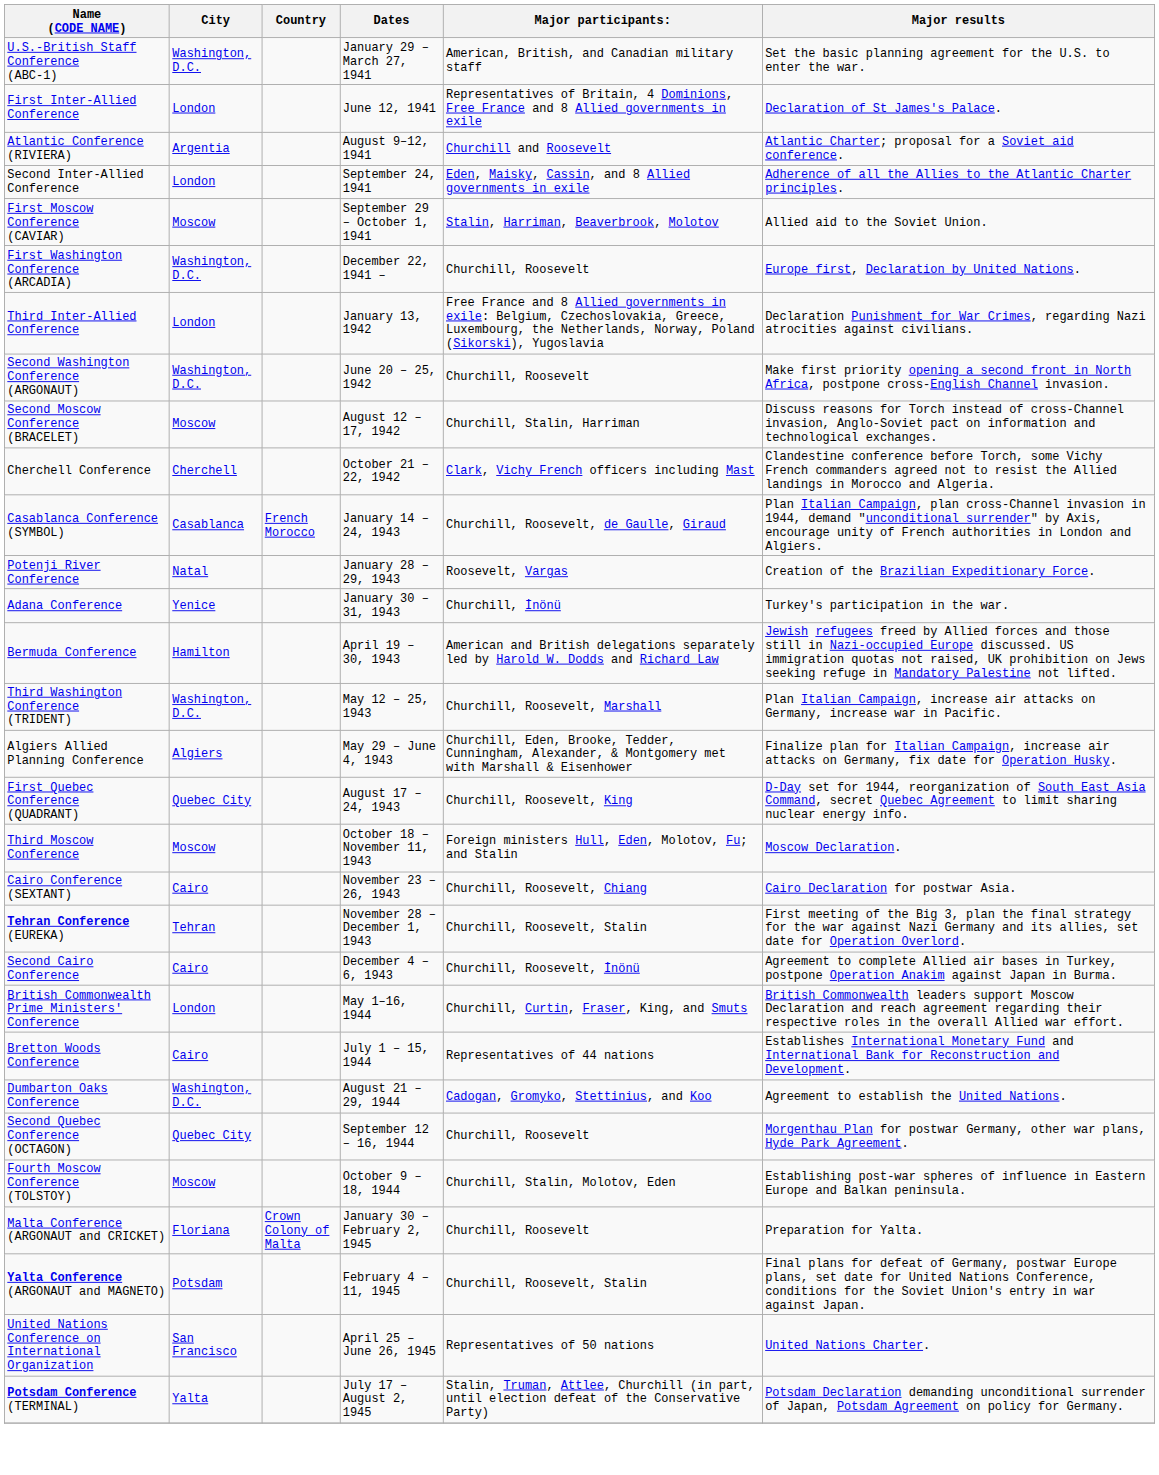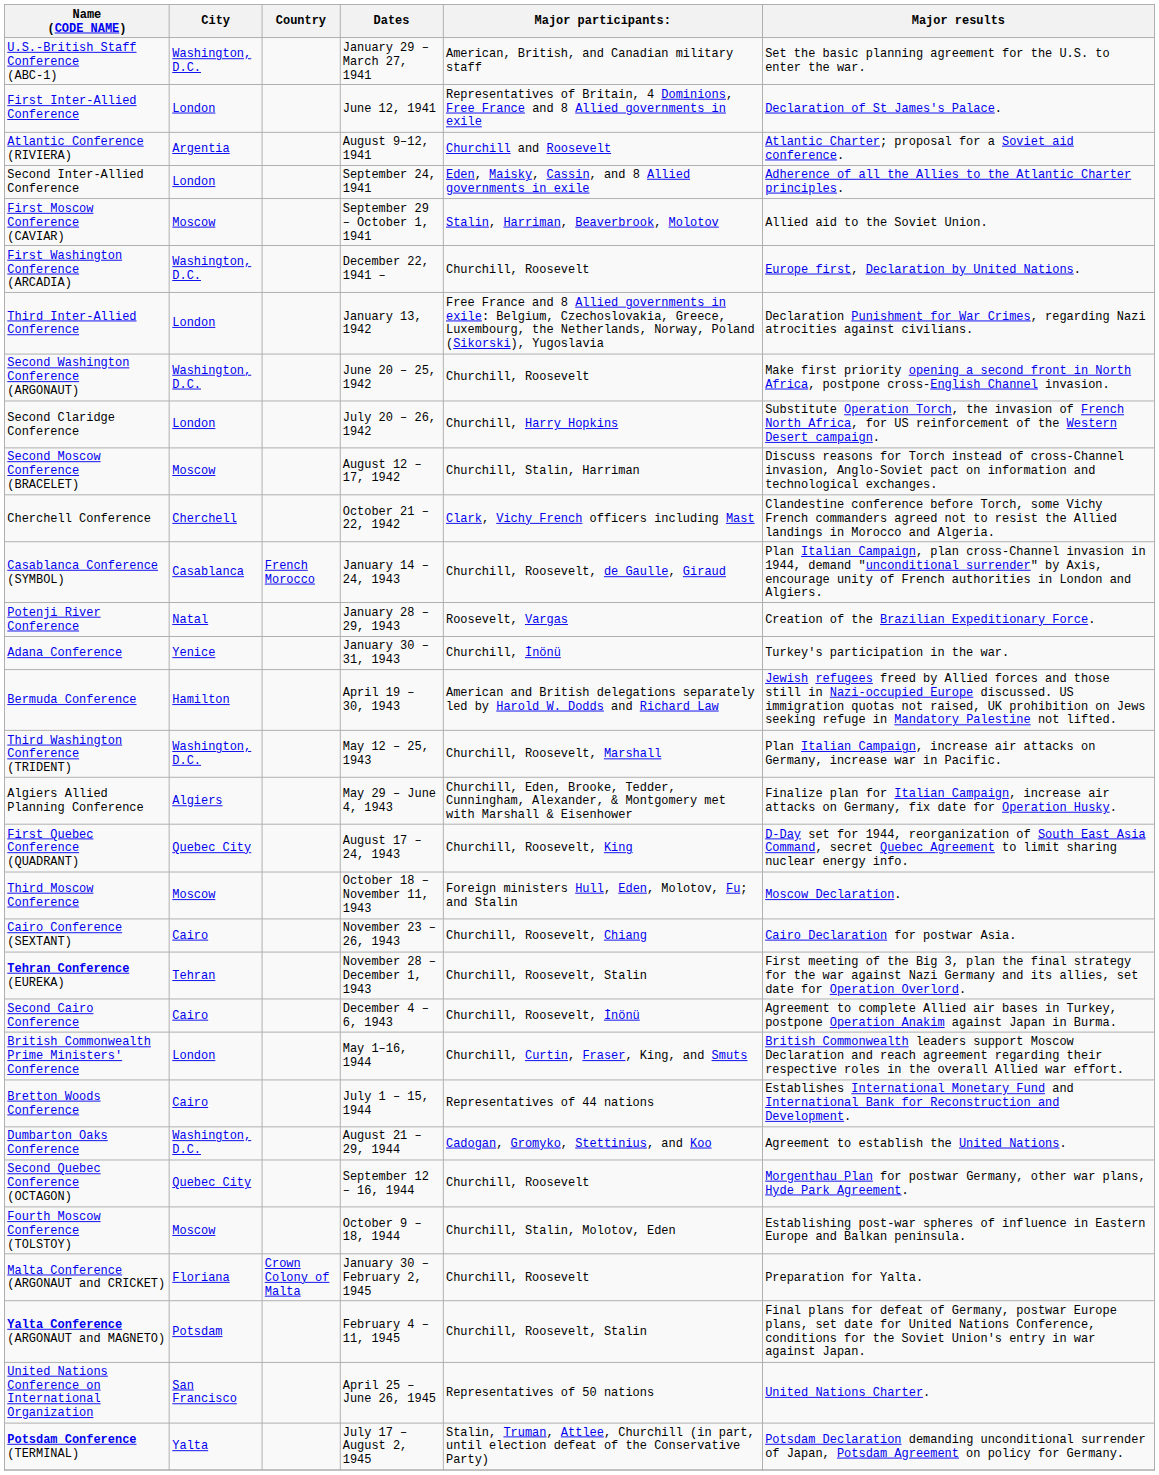+ row: (61, 424)
